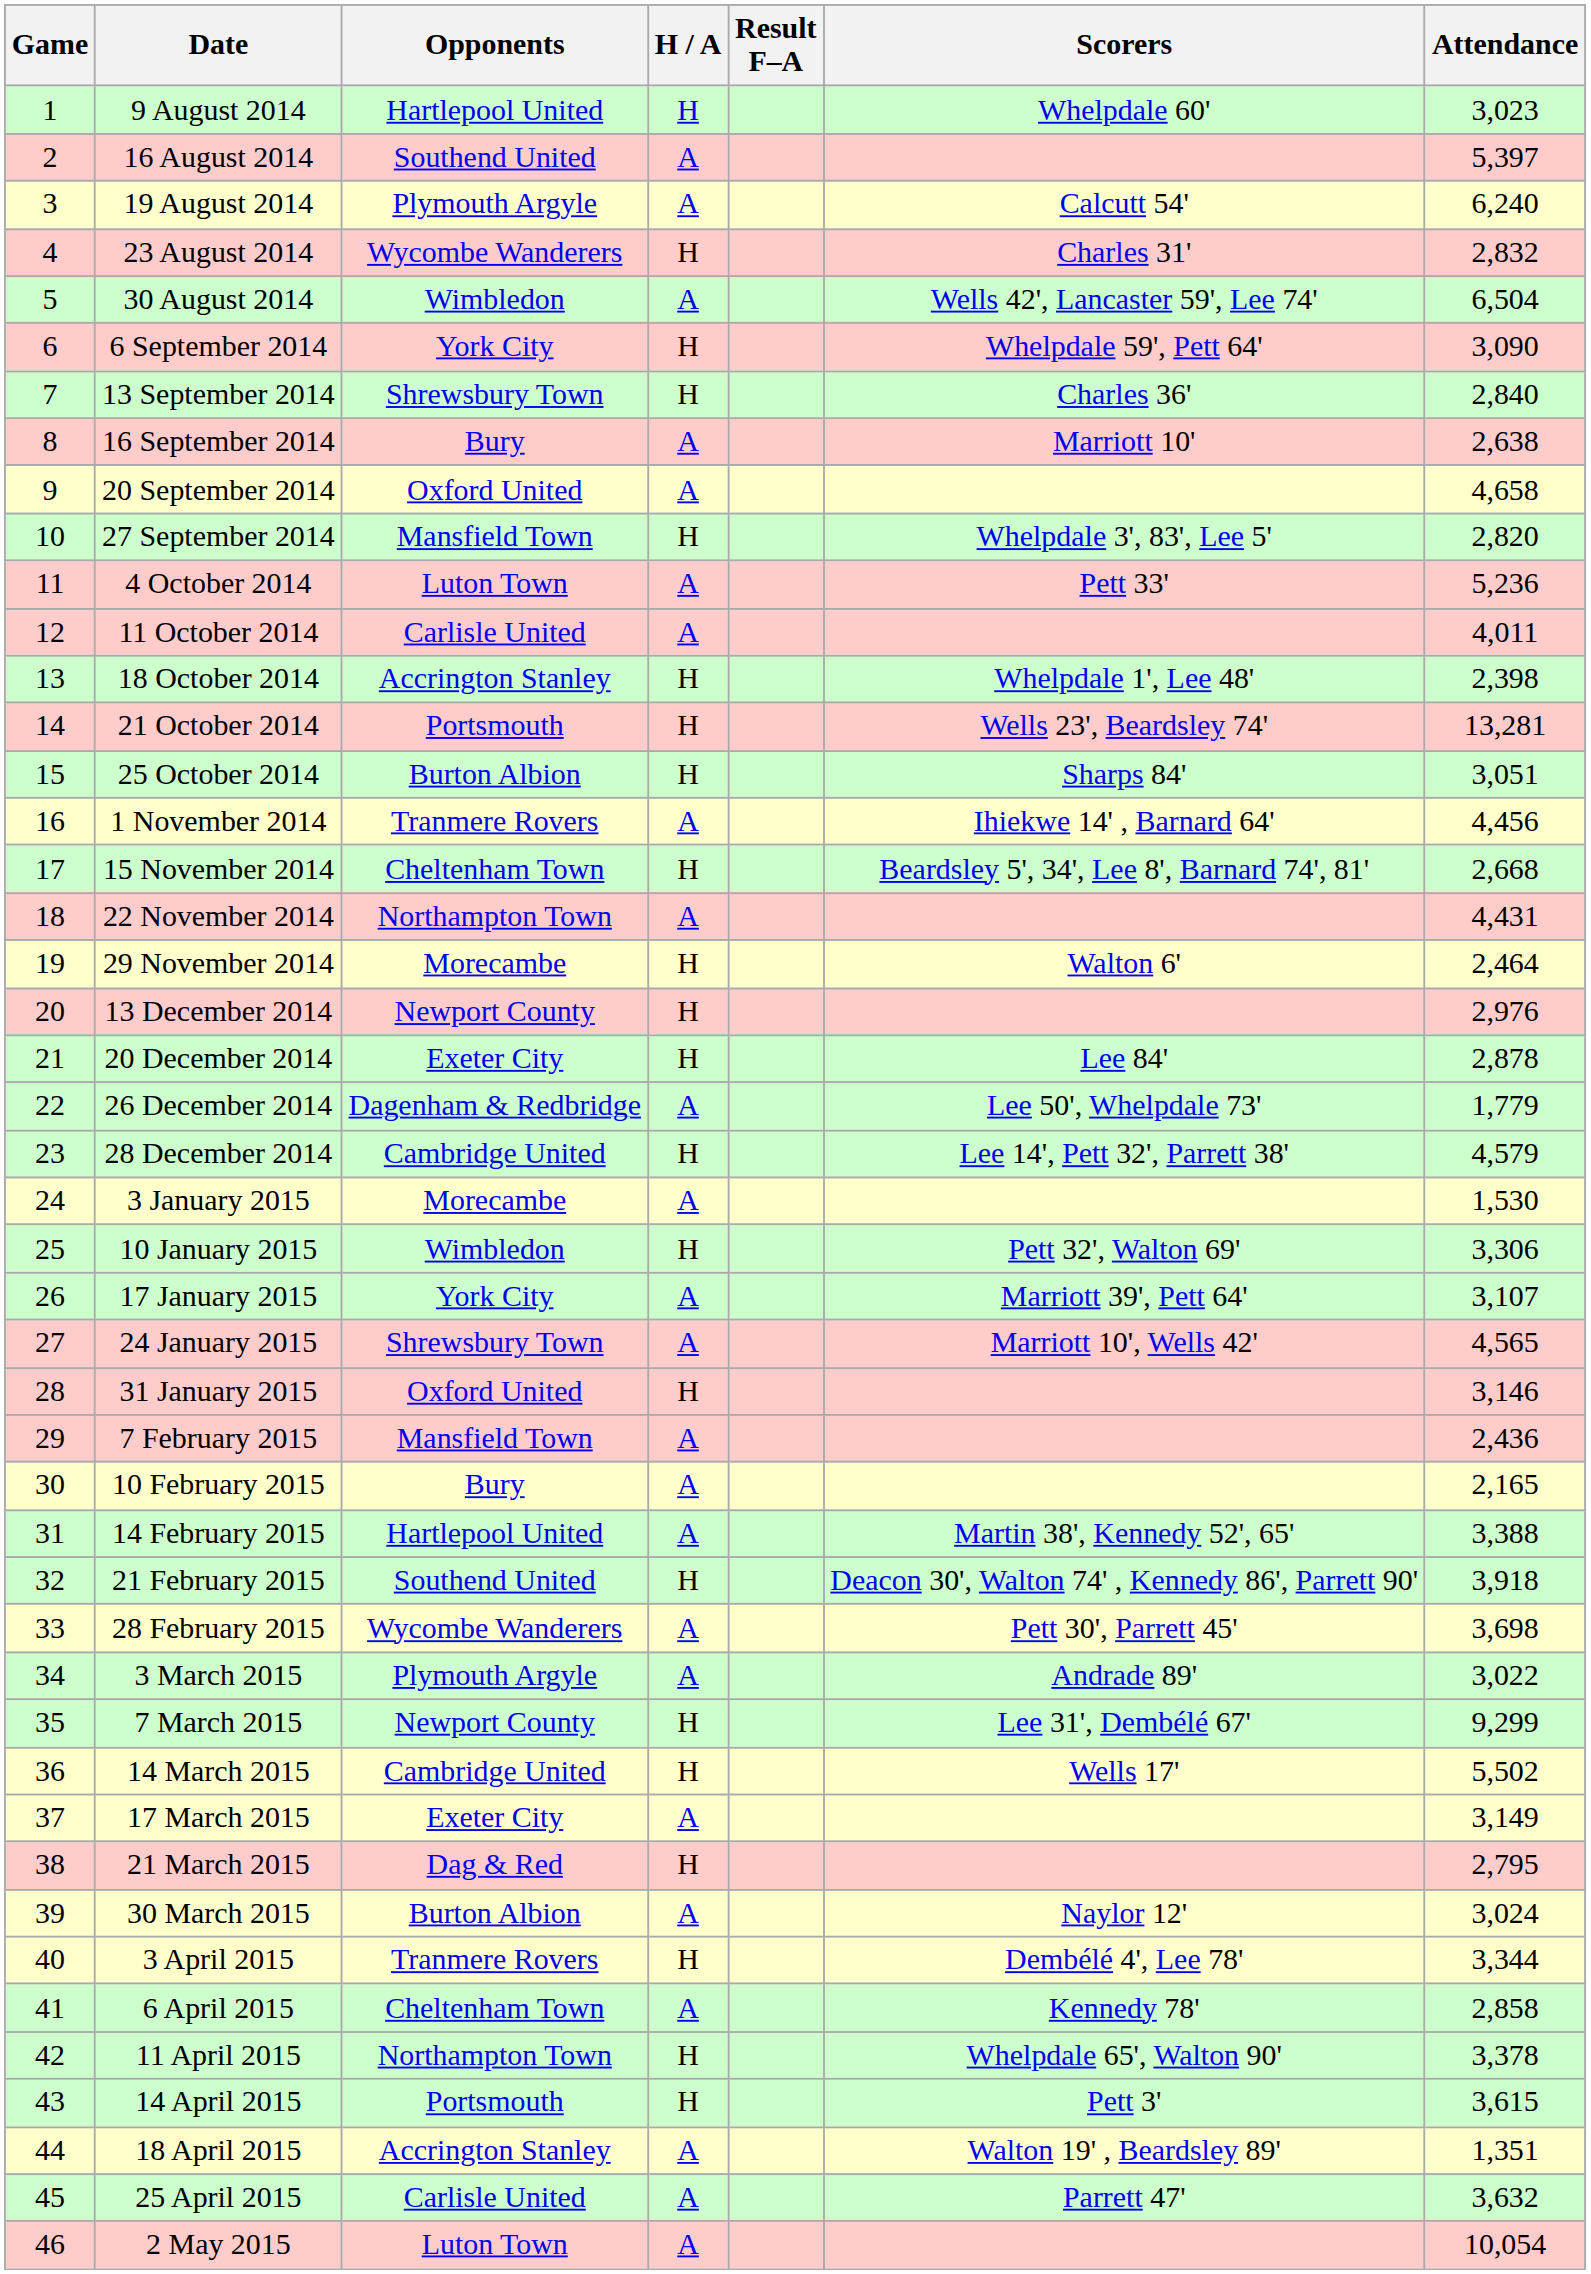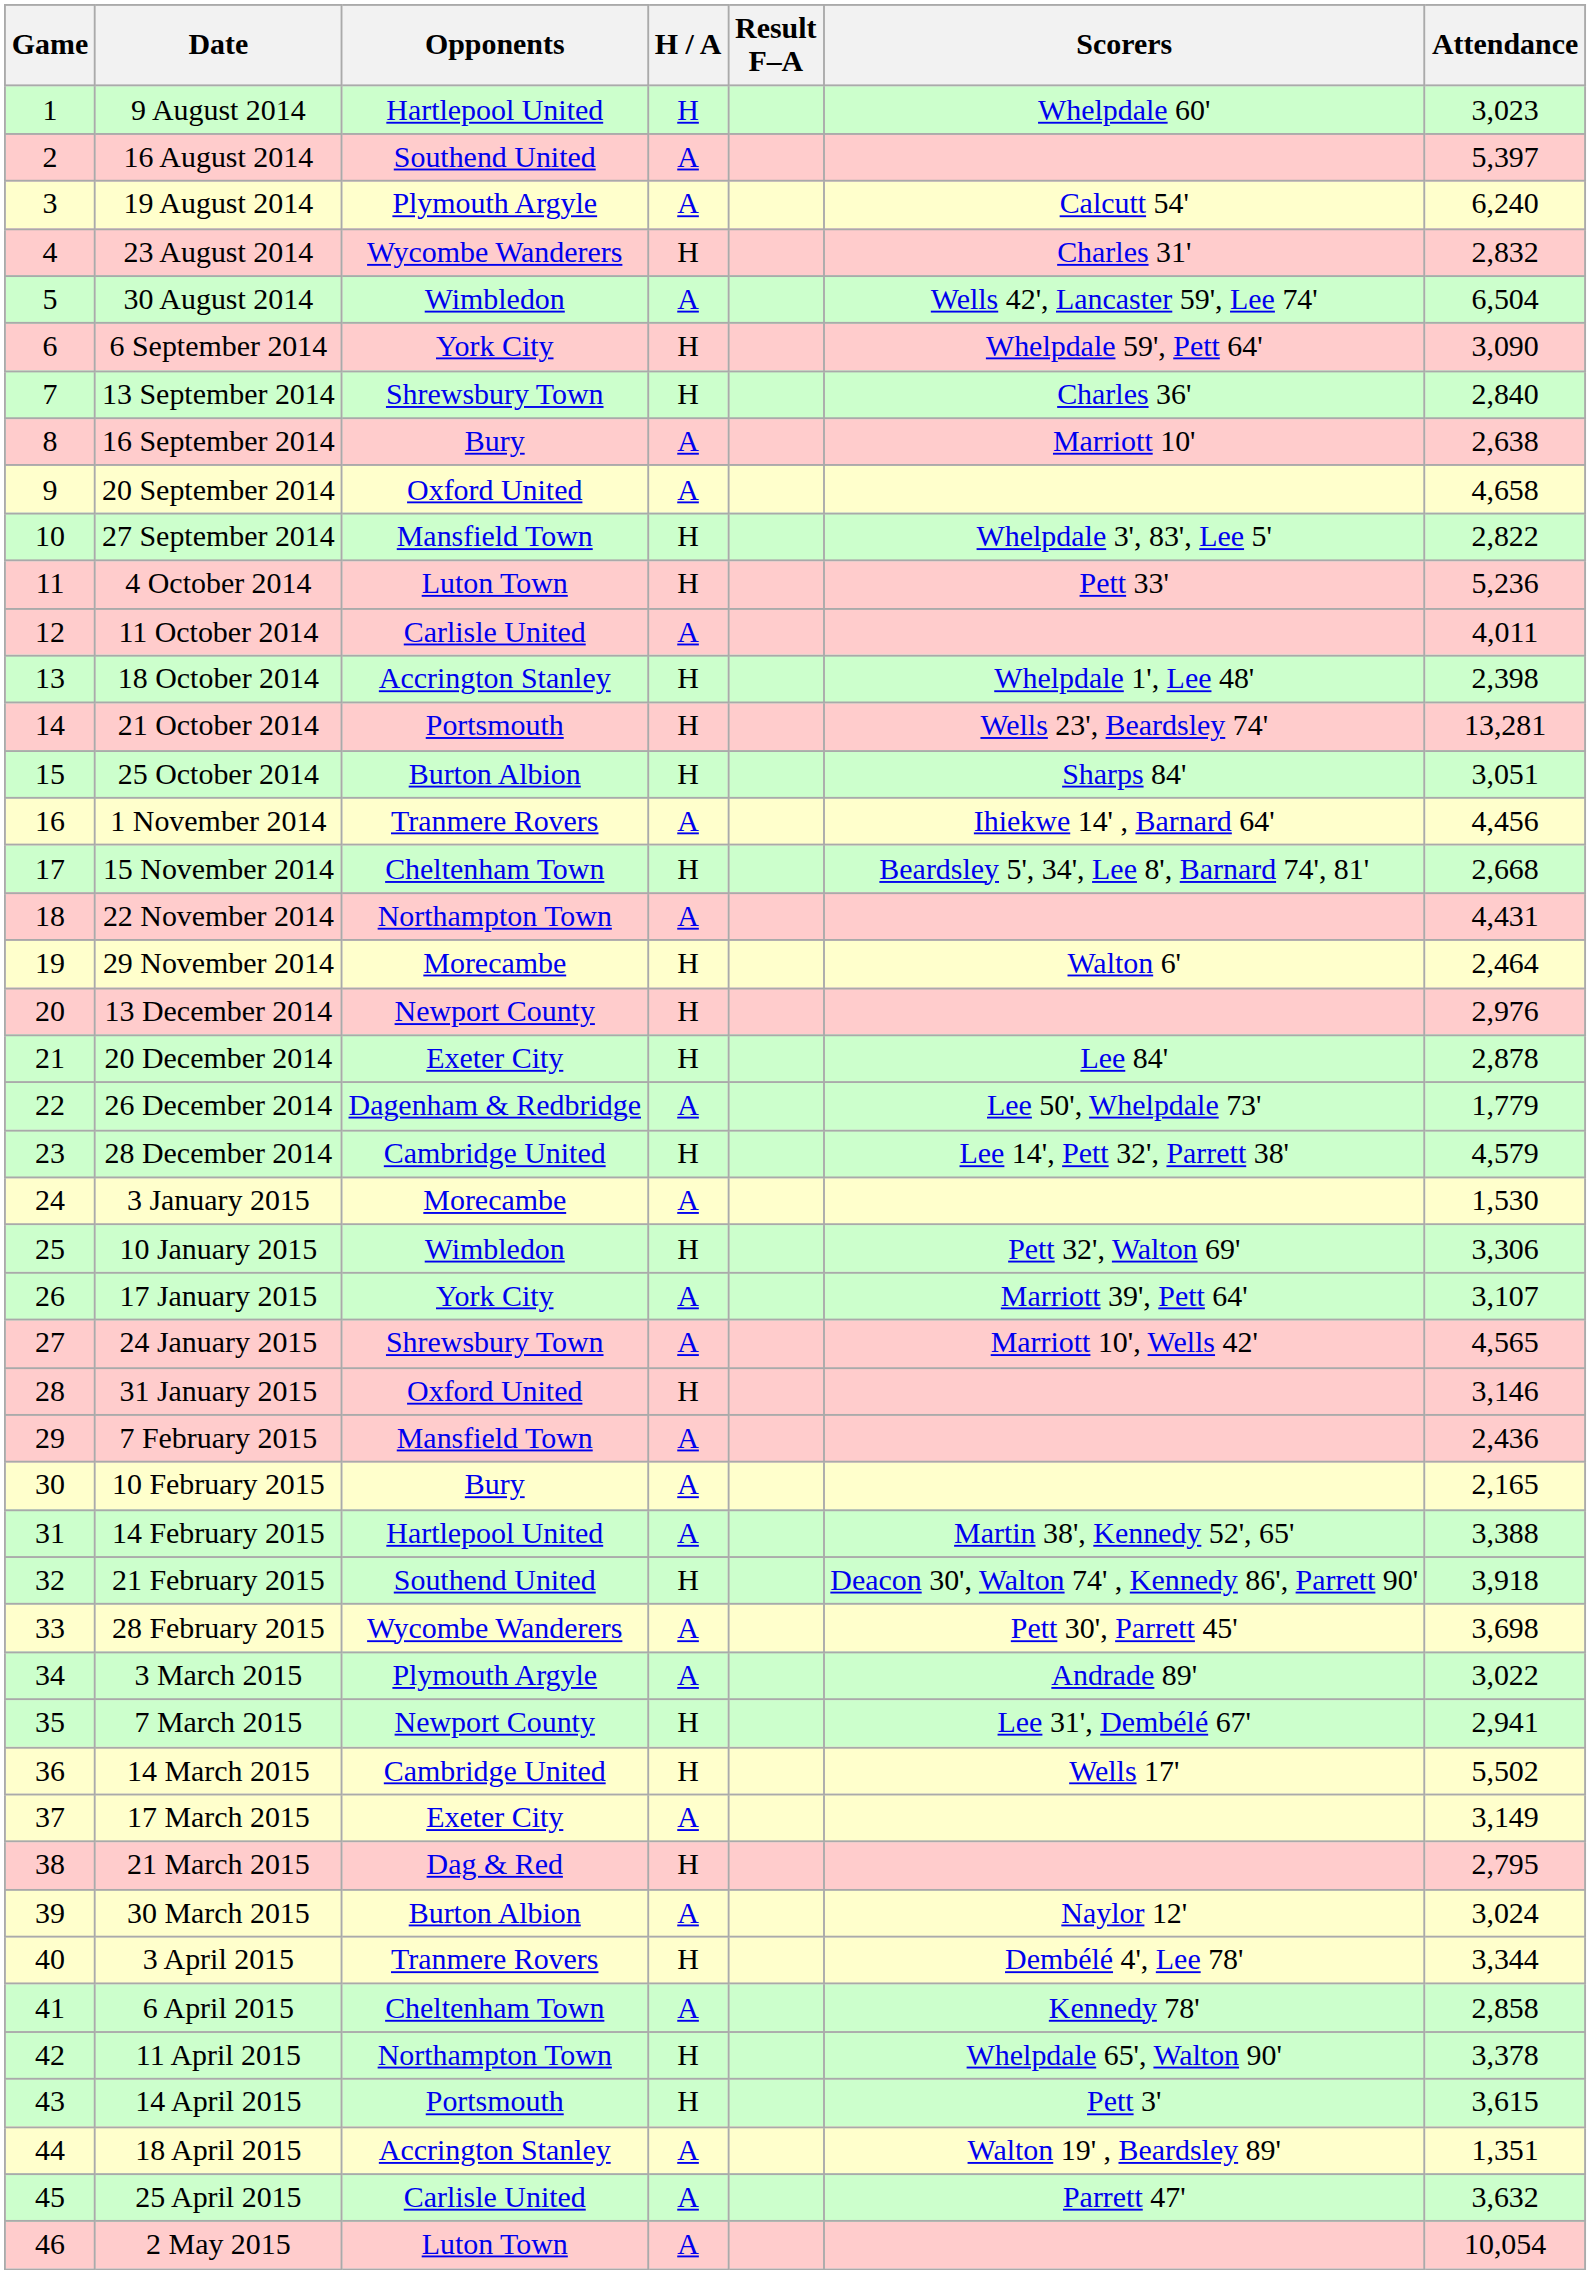(1505, 536) 2,820 -> (1505, 536) 2,822
(688, 583) A -> (688, 583) H
(1505, 1722) 9,299 -> (1505, 1722) 2,941
